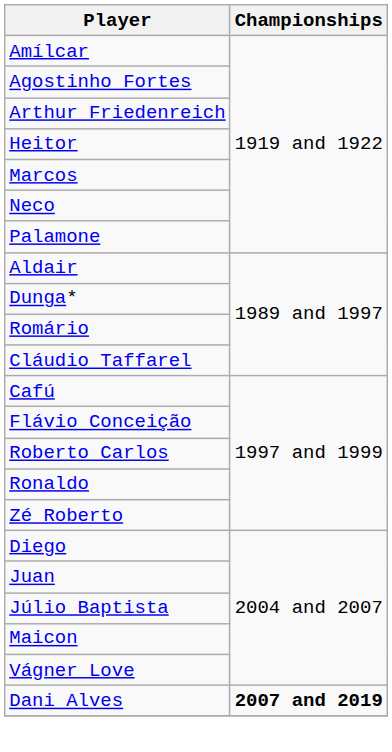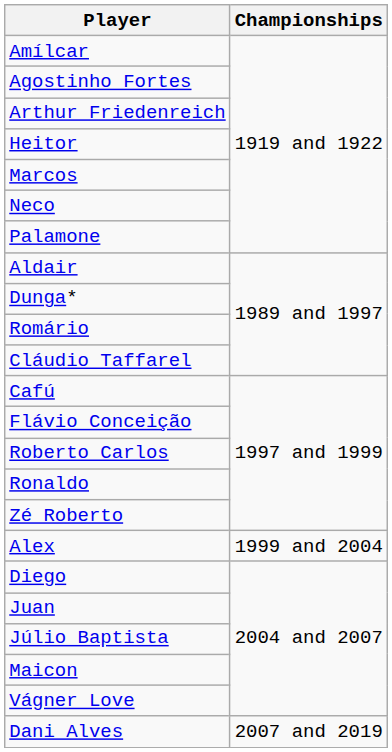+ row: (32, 546)
(309, 701) bold -> (309, 732) normal
